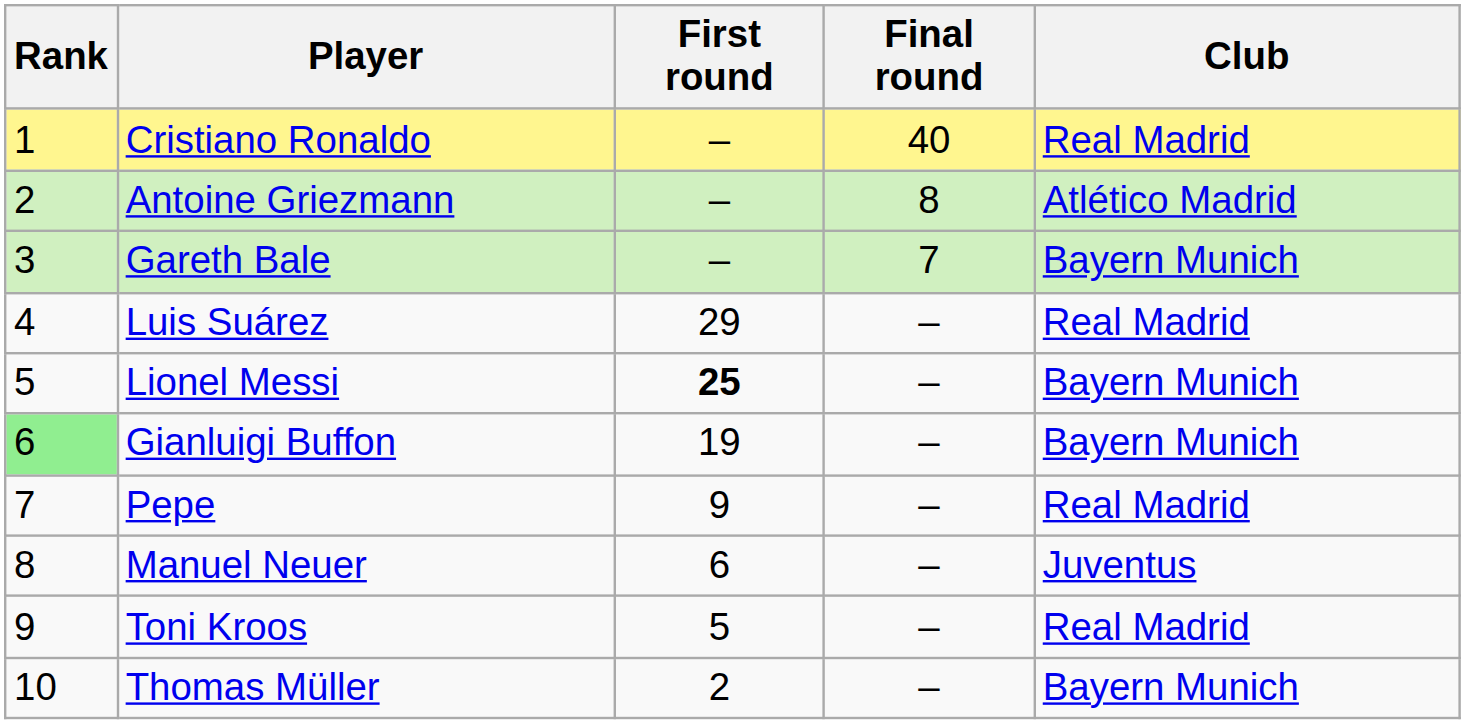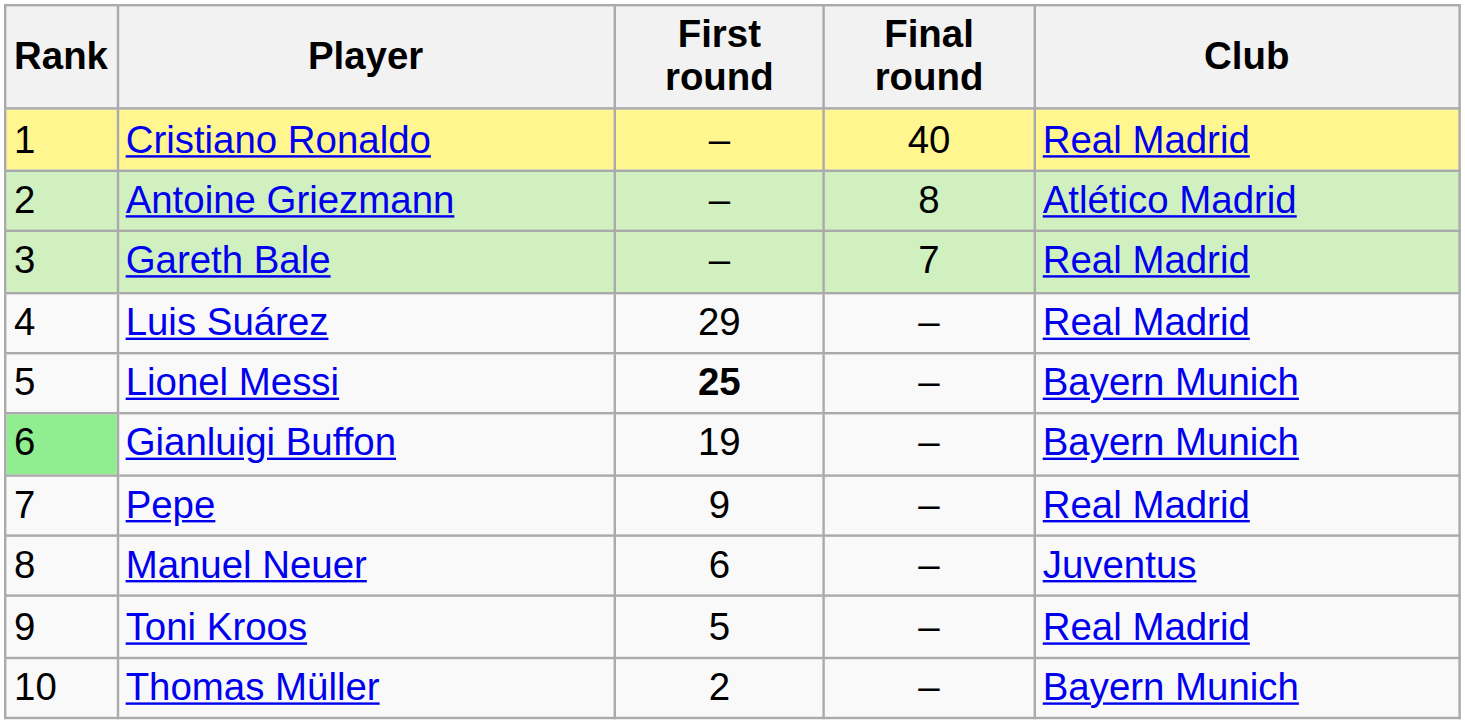(1171, 260) Bayern Munich -> (1146, 260) Real Madrid
